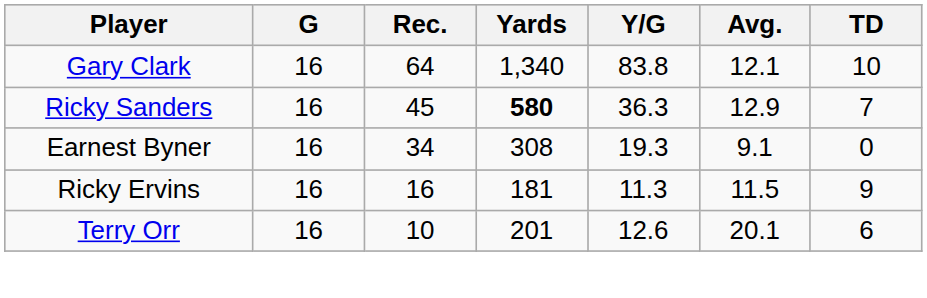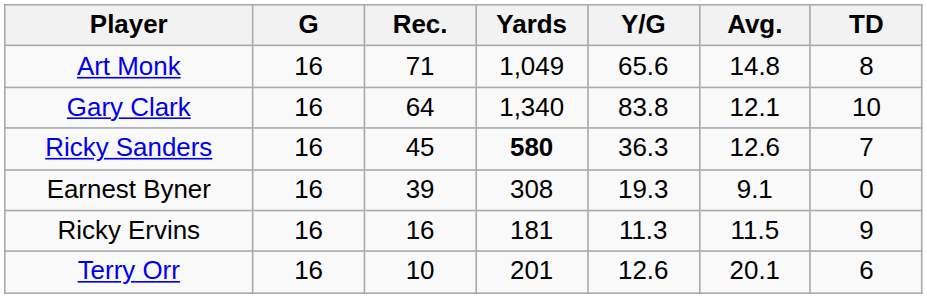+ row: (129, 66)
(755, 107) 12.9 -> (755, 148) 12.6
(420, 148) 34 -> (420, 189) 39
